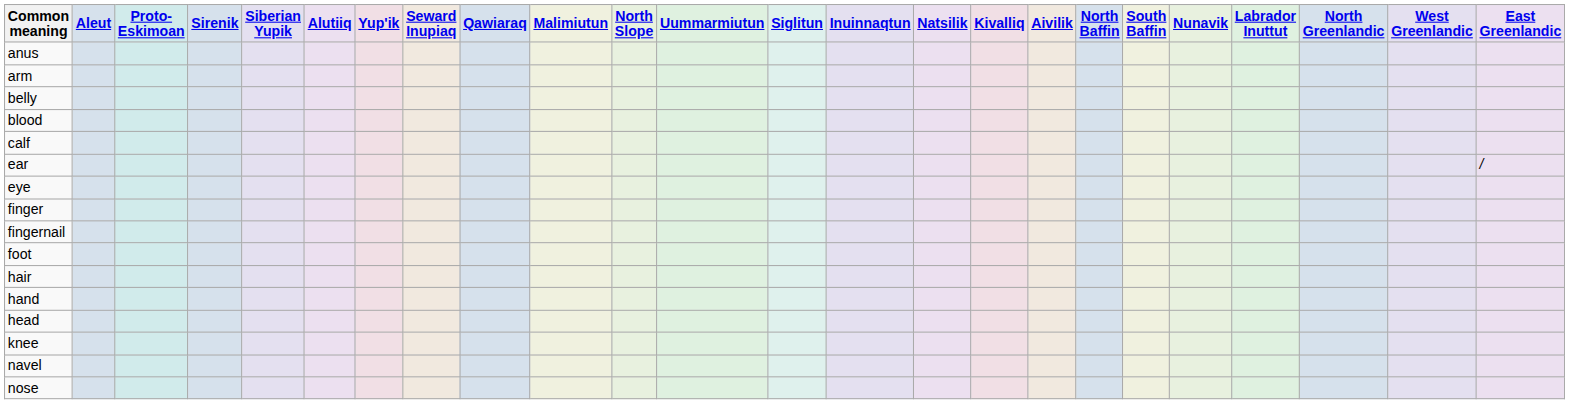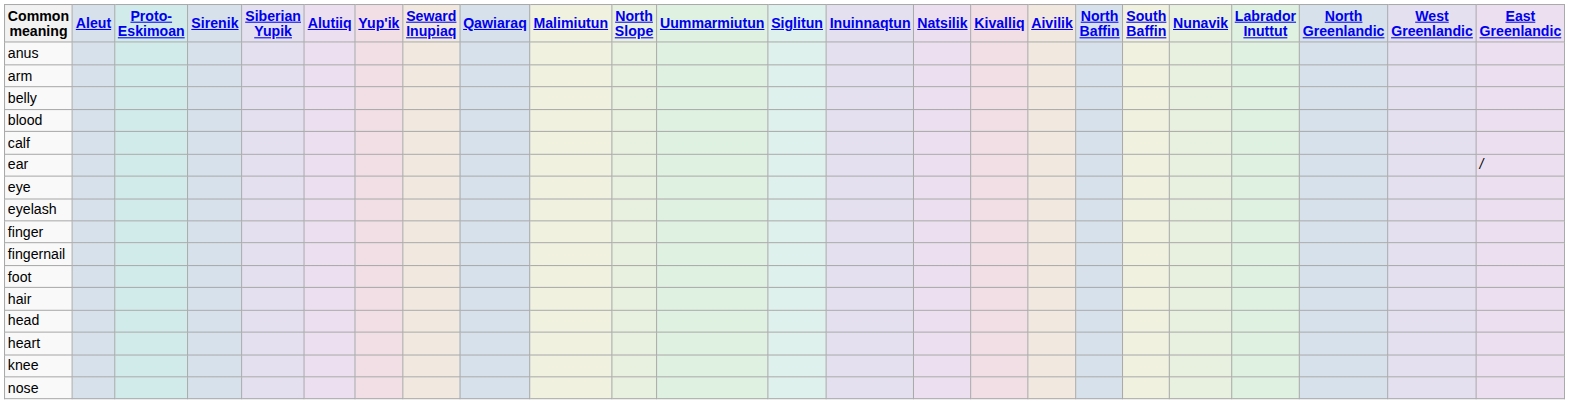+ row: (32, 209)
- row: (24, 298)
+ row: (24, 343)
- row: (25, 365)
